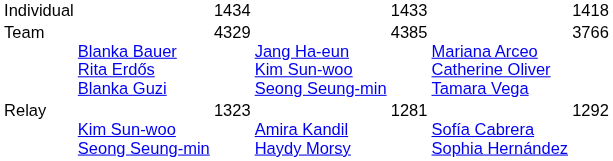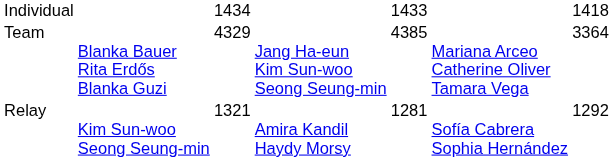(590, 33) 3766 -> (590, 33) 3364
(232, 111) 1323 -> (232, 111) 1321
